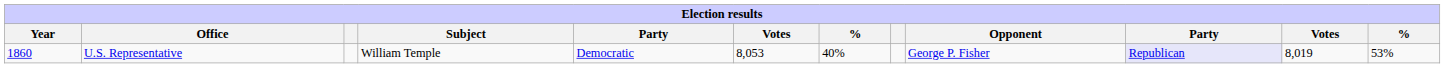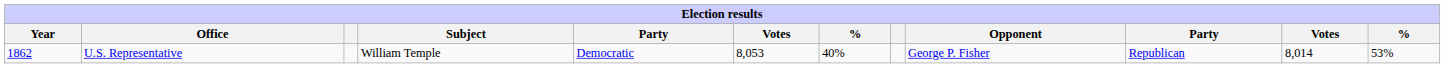(20, 53) 1860 -> (20, 53) 1862
(1157, 53) lavender background -> (1157, 53) no background
(1299, 53) 8,019 -> (1299, 53) 8,014
